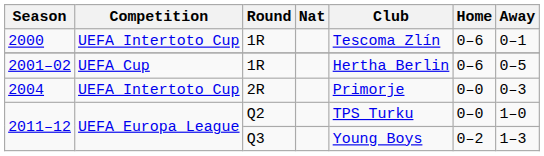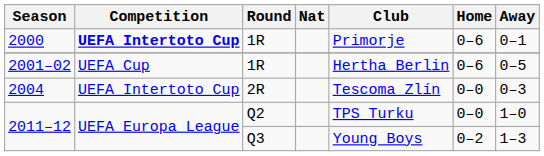(159, 41) normal -> (159, 41) bold
(387, 41) Tescoma Zlín -> (369, 41) Primorje
(369, 90) Primorje -> (387, 90) Tescoma Zlín
